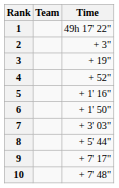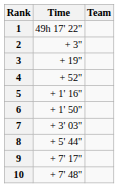columns swapped: (47, 12) <-> (88, 12)
